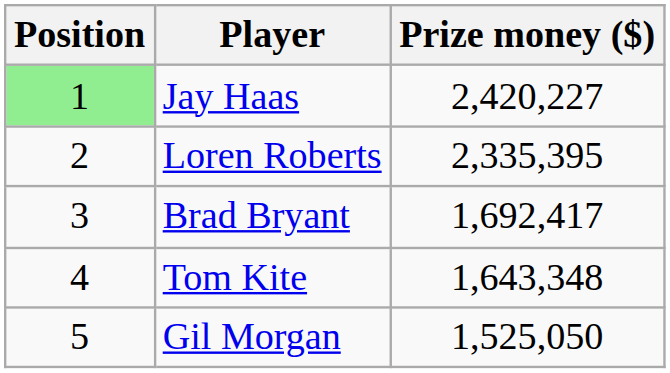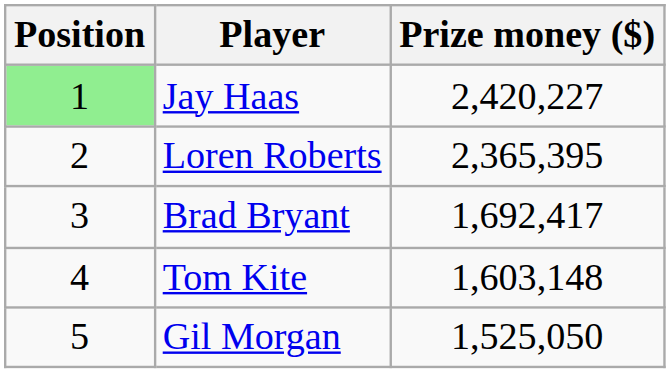(527, 155) 2,335,395 -> (527, 155) 2,365,395
(527, 276) 1,643,348 -> (527, 276) 1,603,148
